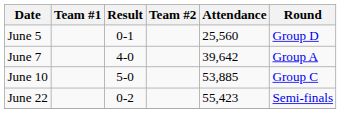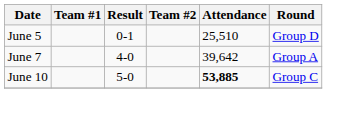(220, 35) 25,560 -> (220, 35) 25,510
(220, 77) normal -> (220, 77) bold
- row: (28, 98)
